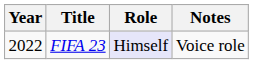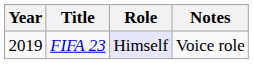(25, 44) 2022 -> (25, 44) 2019
